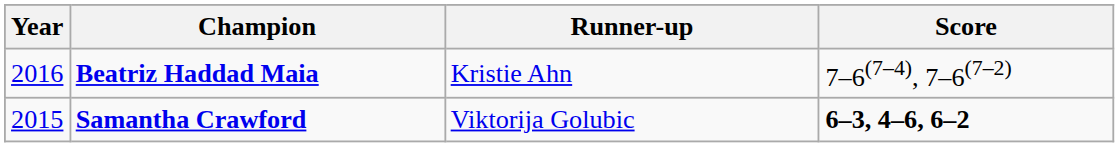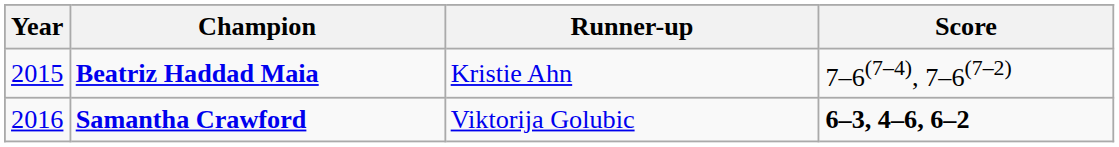(37, 73) 2016 -> (37, 73) 2015
(37, 119) 2015 -> (37, 119) 2016
